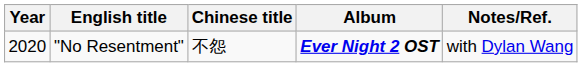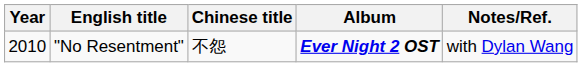(27, 46) 2020 -> (27, 46) 2010
